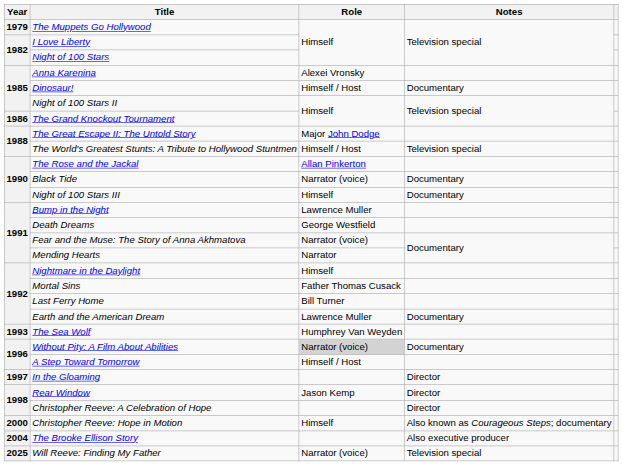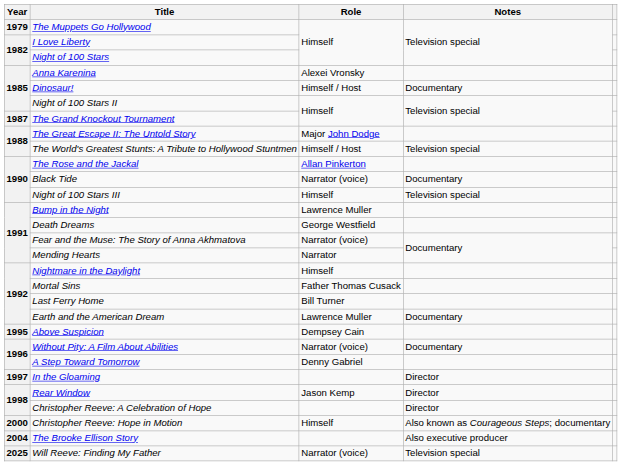(17, 118) 1986 -> (17, 118) 1987
(435, 194) Documentary -> (443, 194) Television special
- row: (61, 331)
+ row: (68, 331)
(335, 347) lightgrey background -> (335, 347) no background
(331, 362) Himself / Host -> (332, 362) Denny Gabriel
